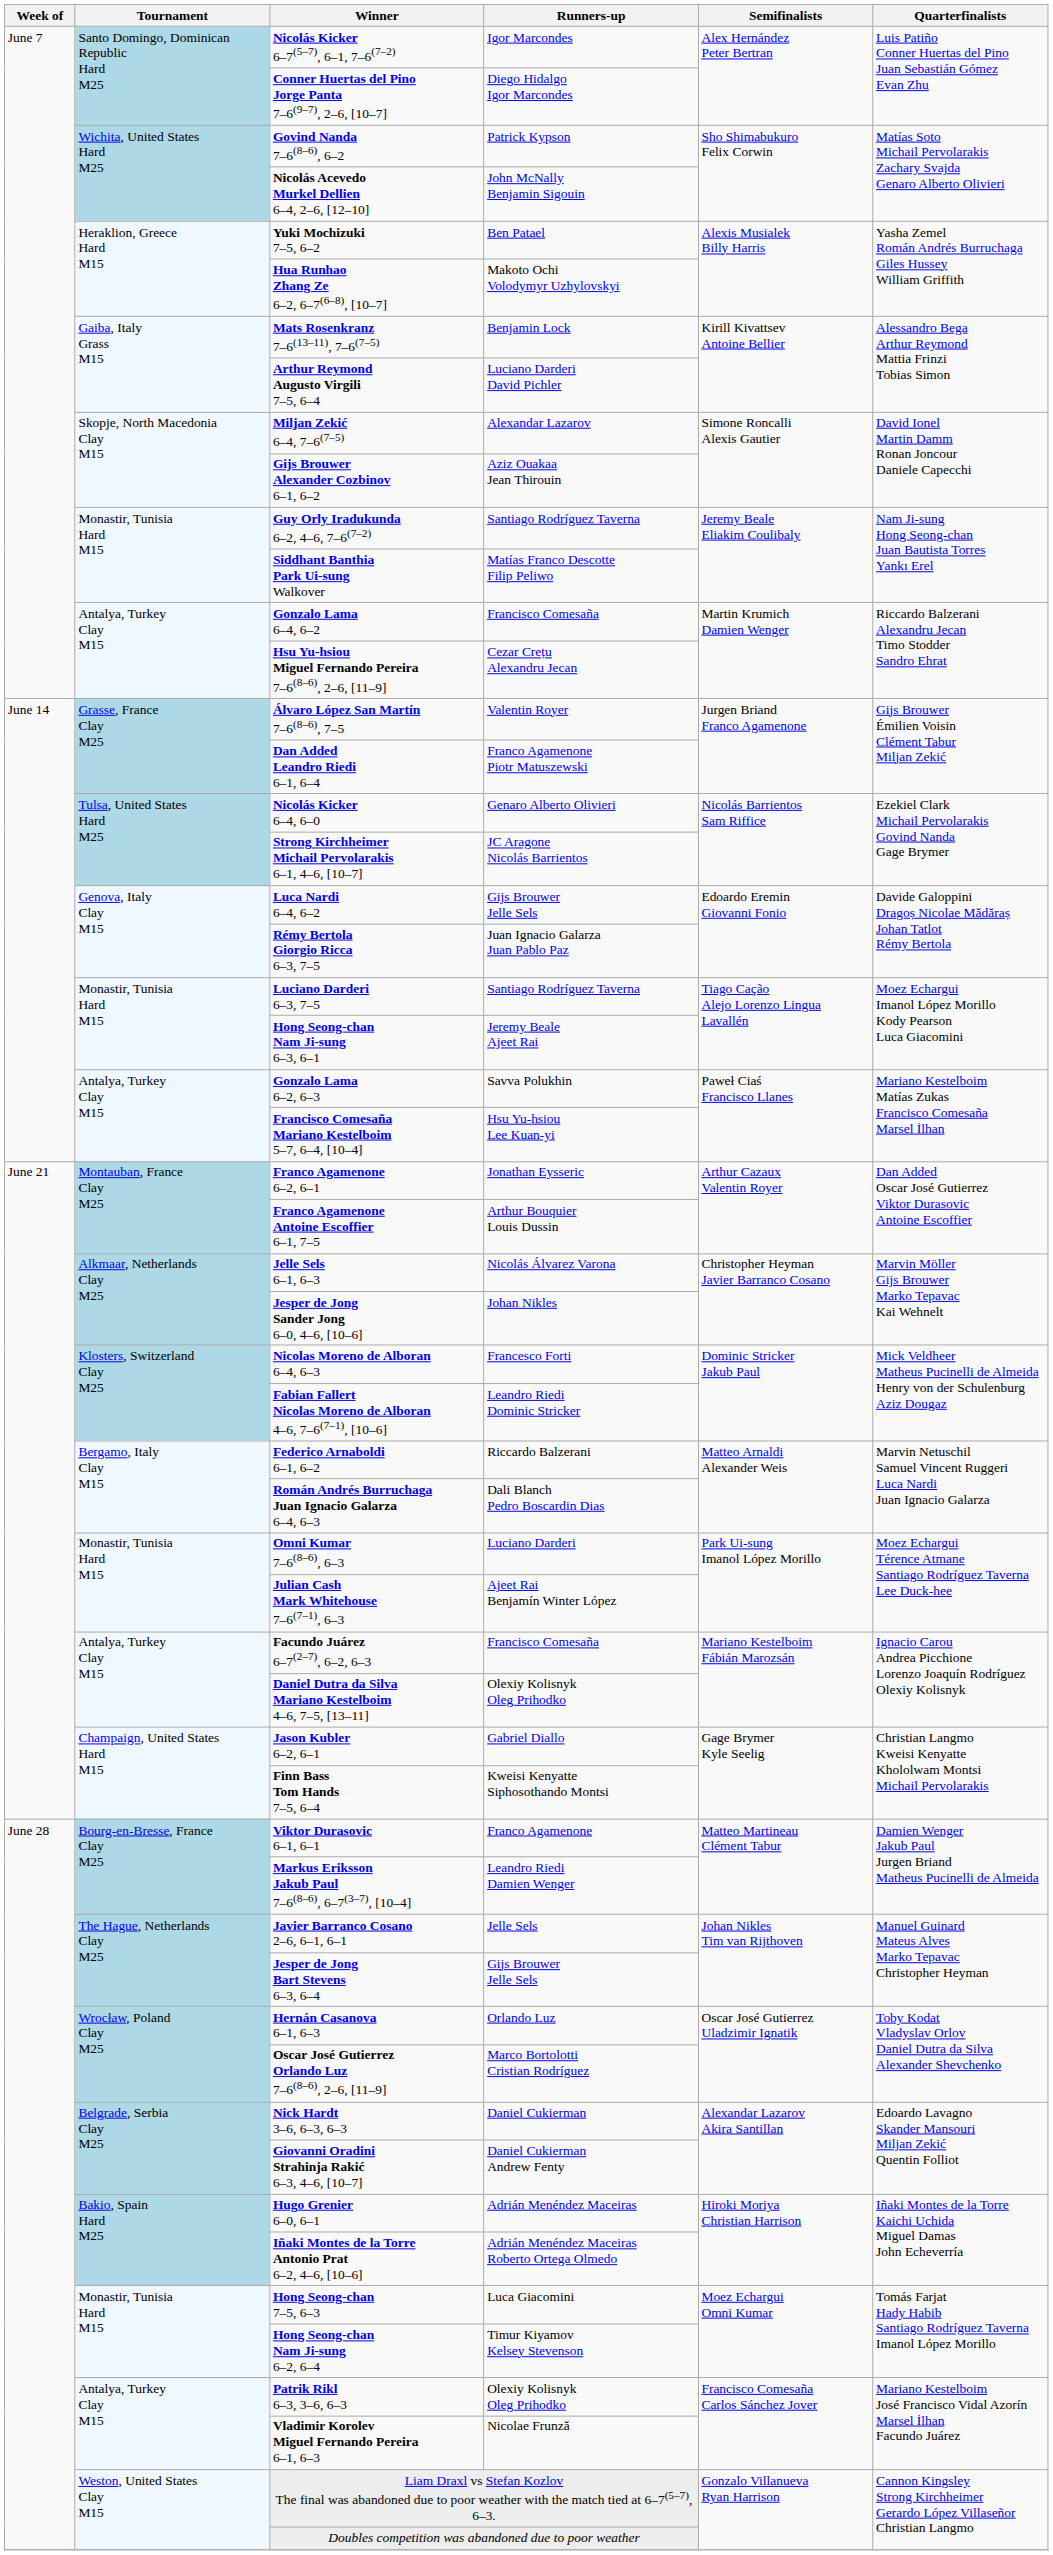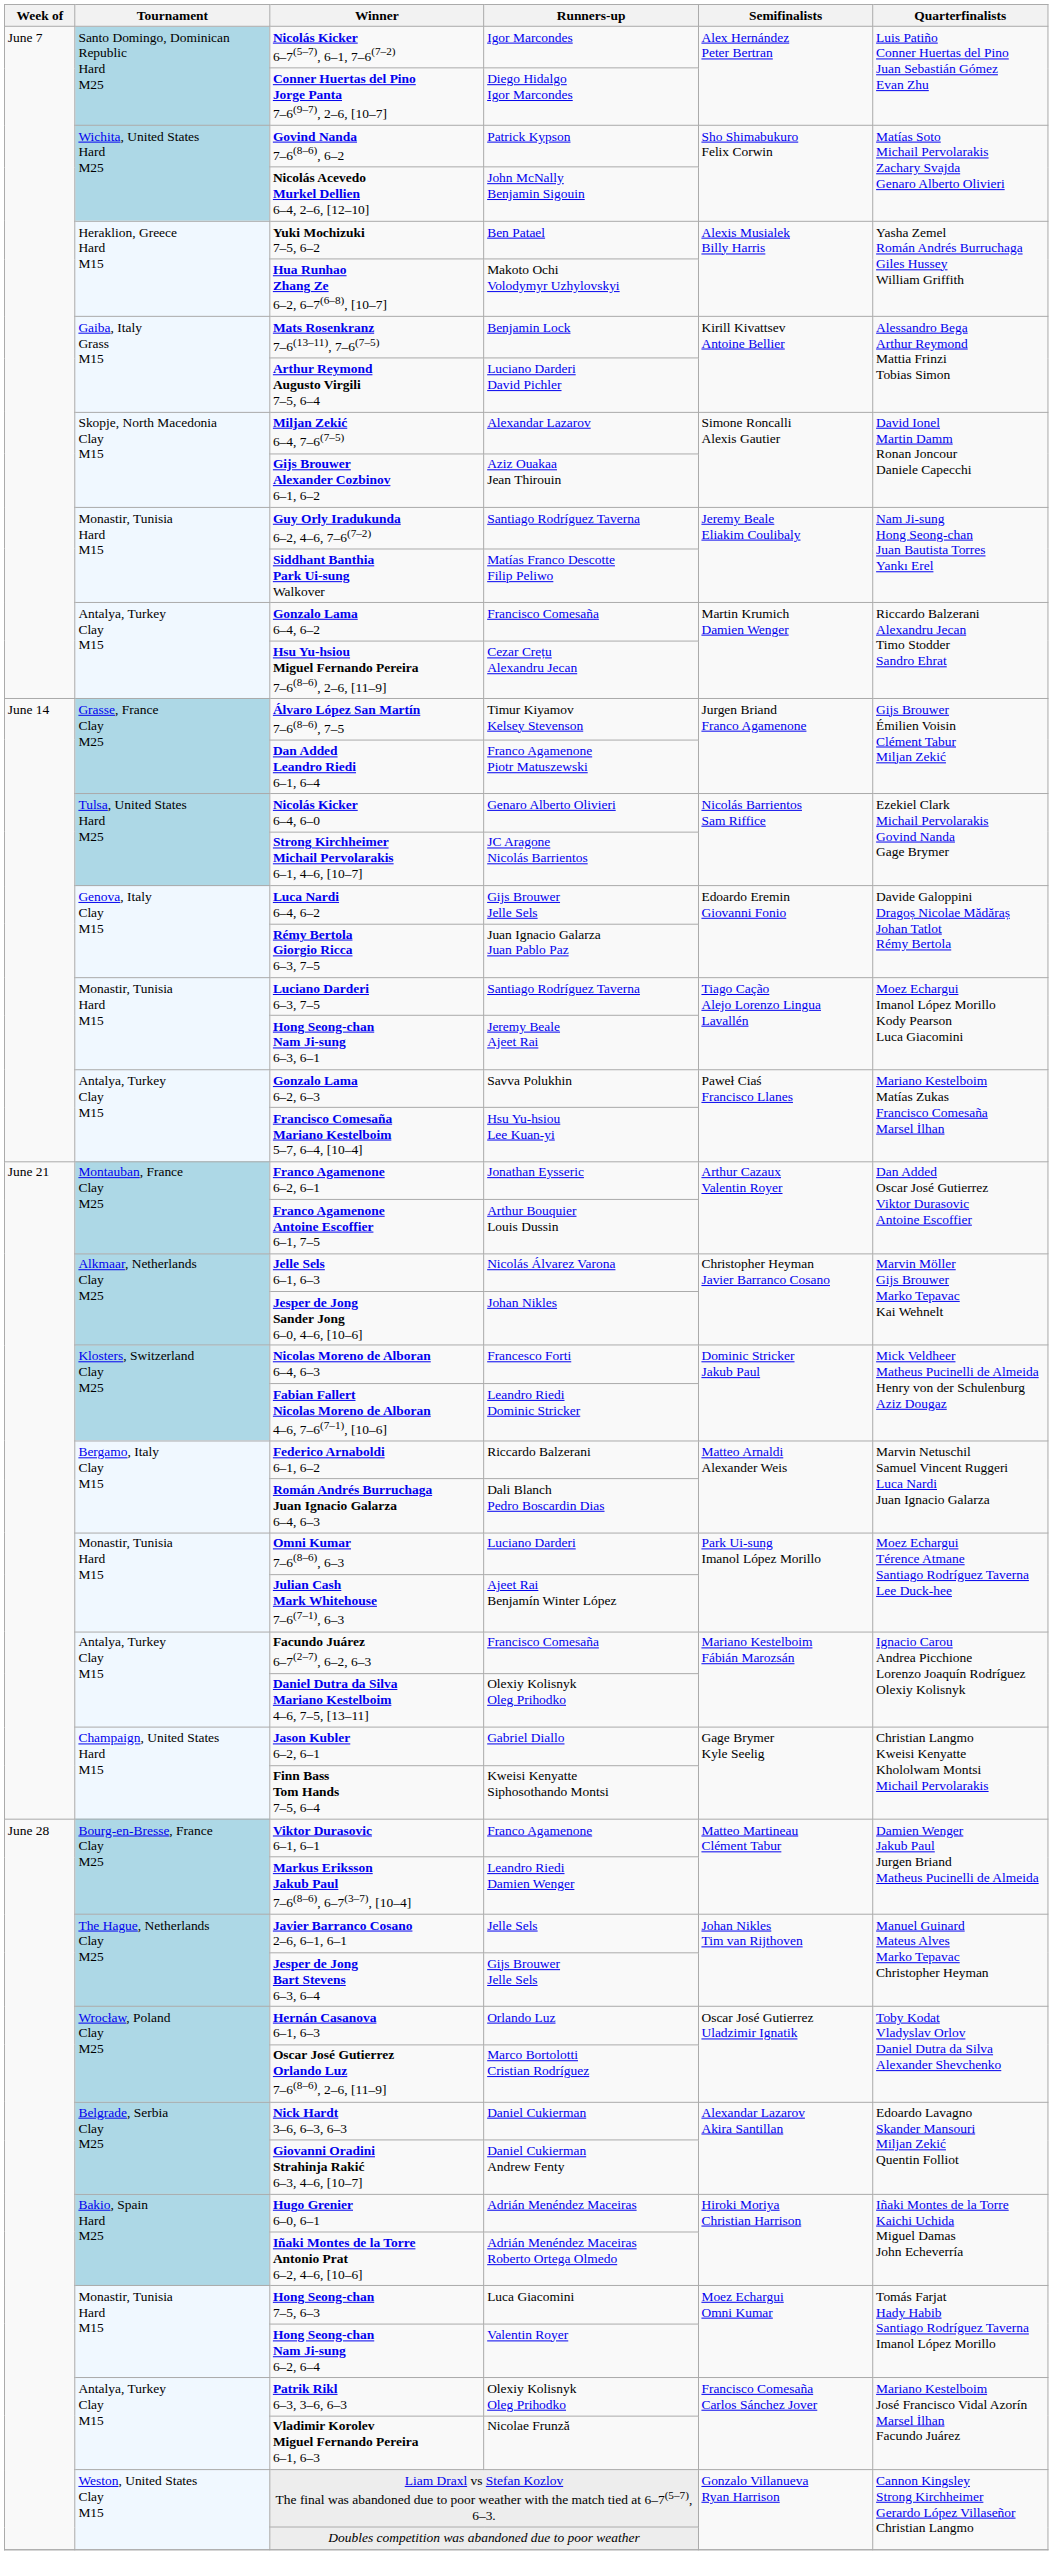(528, 709) Valentin Royer -> (535, 716) Timur Kiyamov Kelsey Stevenson
(535, 2342) Timur Kiyamov Kelsey Stevenson -> (528, 2334) Valentin Royer
